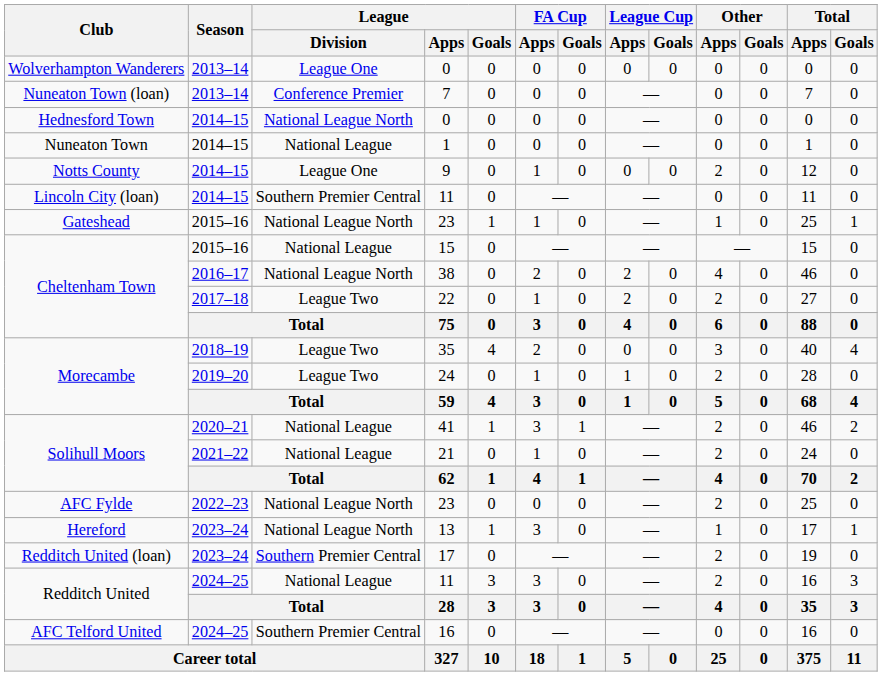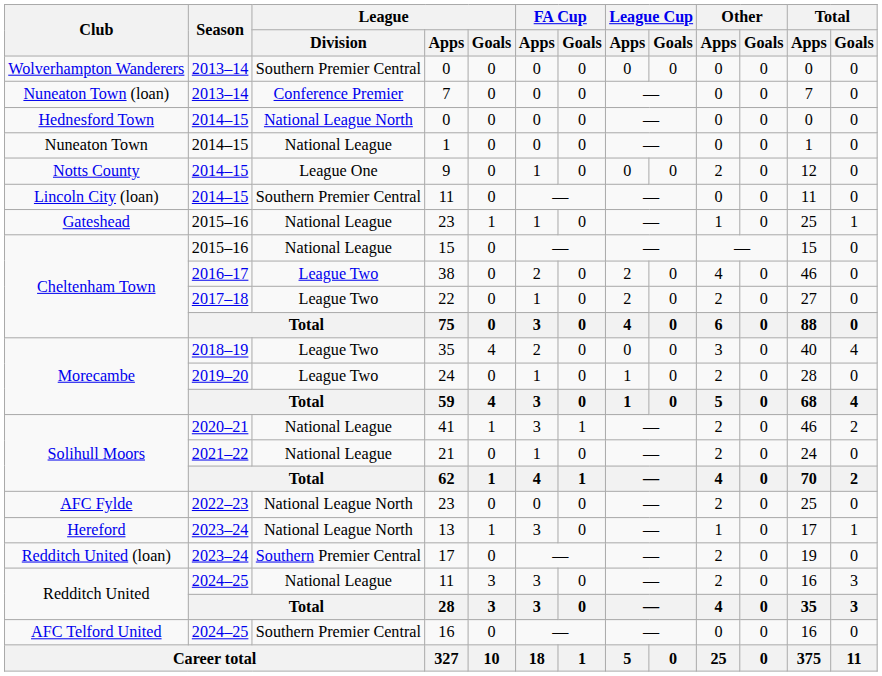(338, 68) League One -> (338, 68) Southern Premier Central
(338, 222) National League North -> (338, 222) National League
(338, 273) National League North -> (338, 273) League Two
